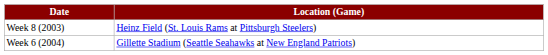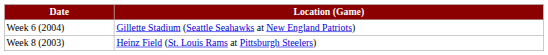rows swapped: (35, 27) <-> (35, 43)
